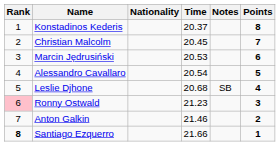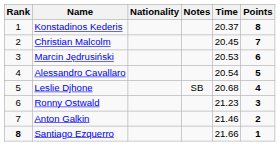columns swapped: (196, 12) <-> (225, 12)
(18, 103) pink background -> (18, 103) no background
